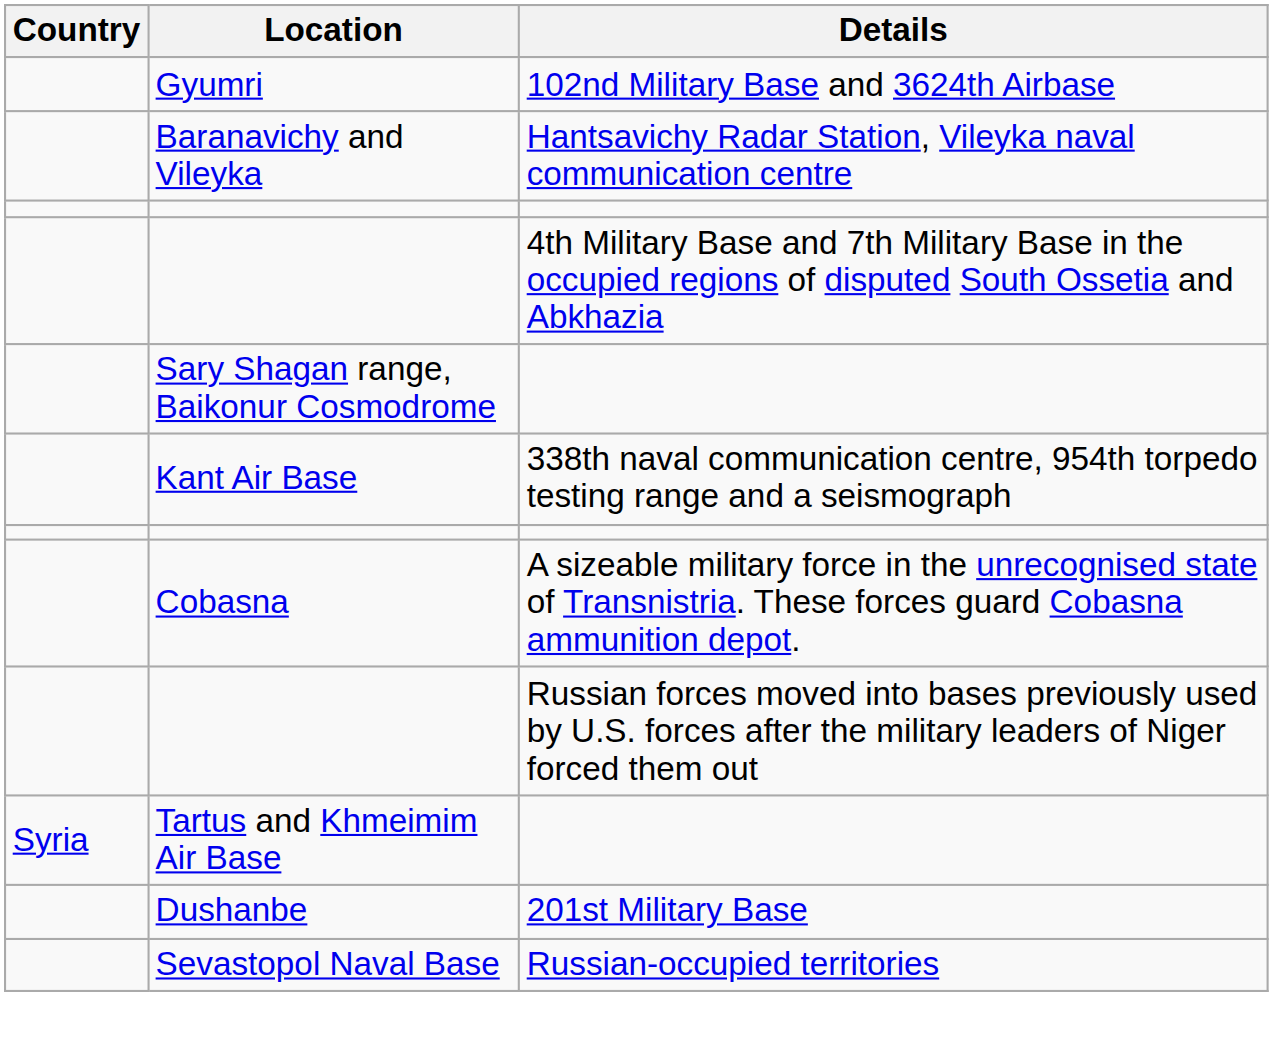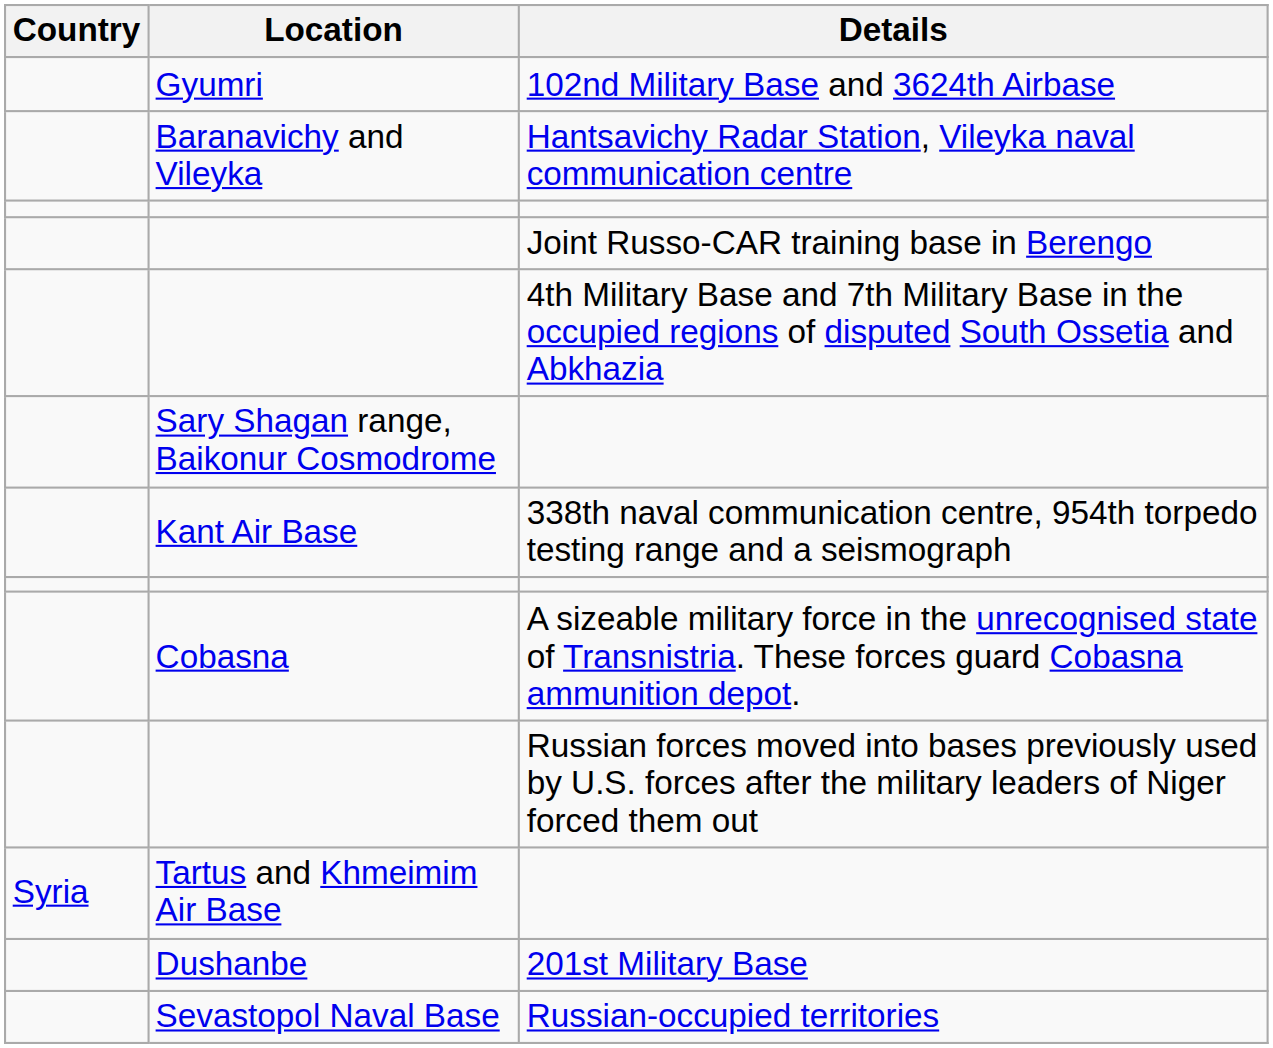+ row: (333, 243)
